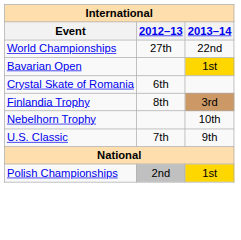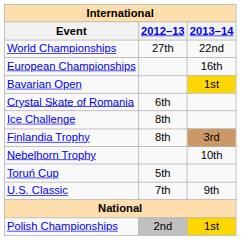+ row: (71, 66)
+ row: (41, 119)
+ row: (33, 173)
